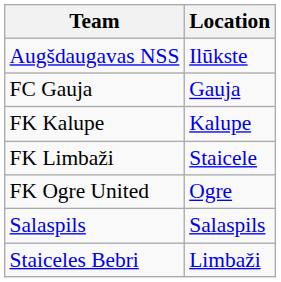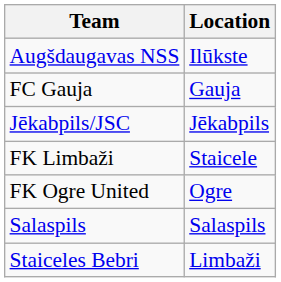+ row: (70, 123)
- row: (57, 123)
